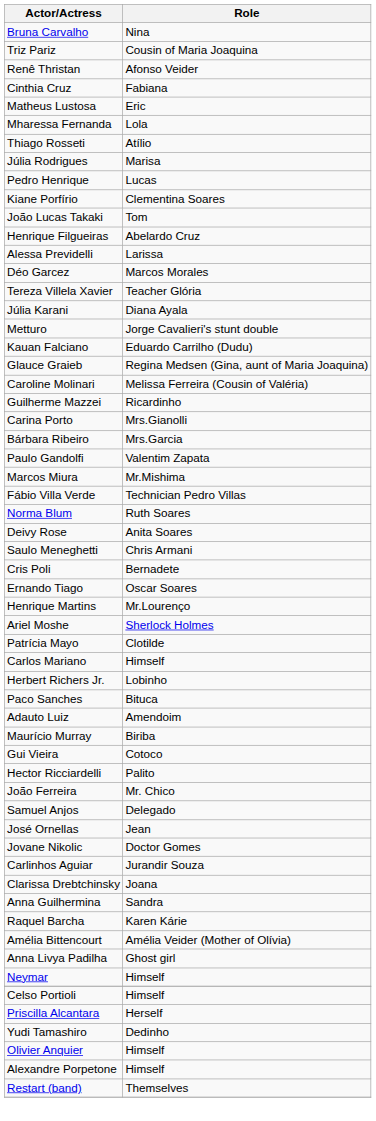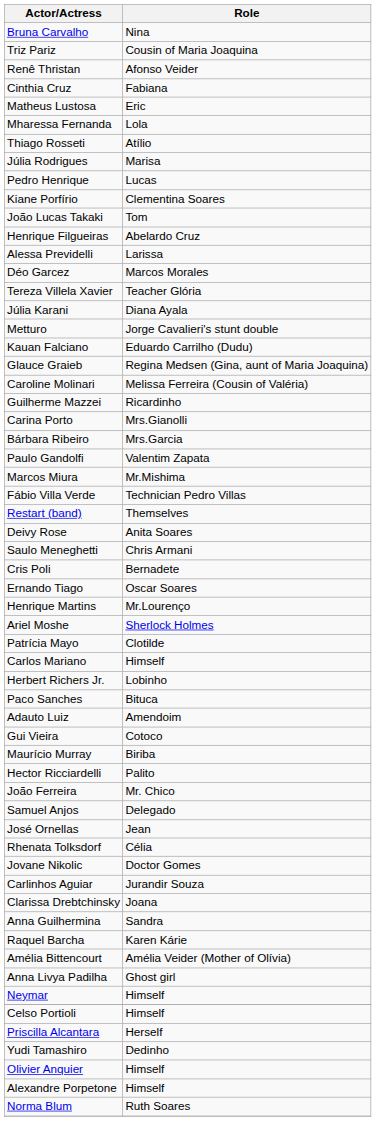rows swapped: (40, 513) <-> (44, 1088)
rows swapped: (33, 754) <-> (49, 736)
+ row: (54, 847)
